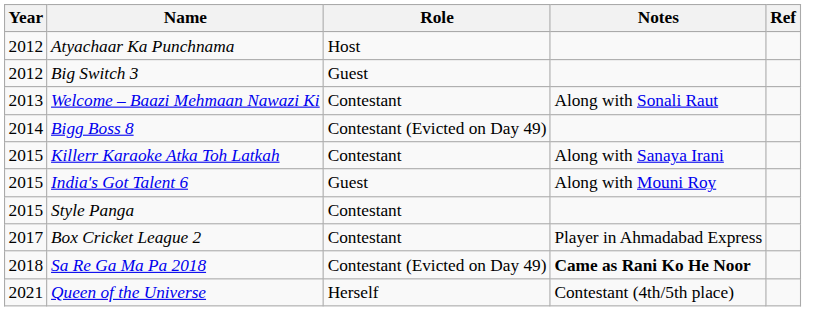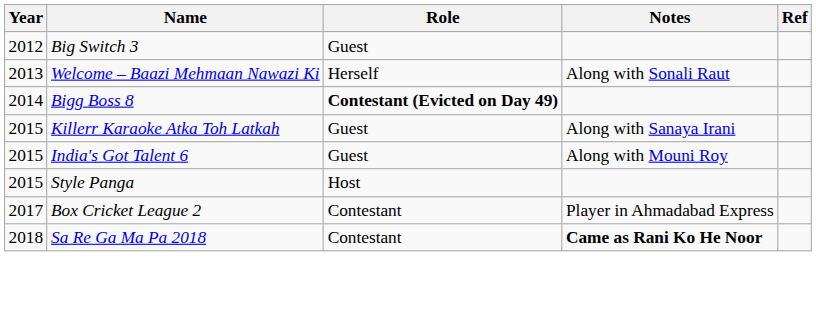- row: (143, 45)
(365, 100) Contestant -> (353, 73) Herself
(437, 127) normal -> (443, 100) bold
(365, 155) Contestant -> (348, 127) Guest
(365, 210) Contestant -> (344, 182) Host
(437, 264) Contestant (Evicted on Day 49) -> (365, 237) Contestant
- row: (129, 292)
